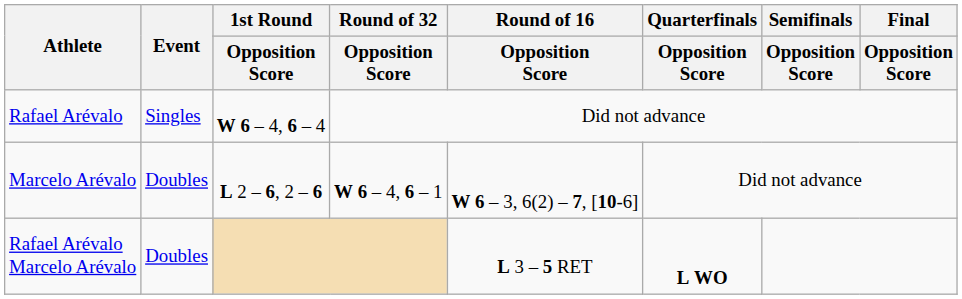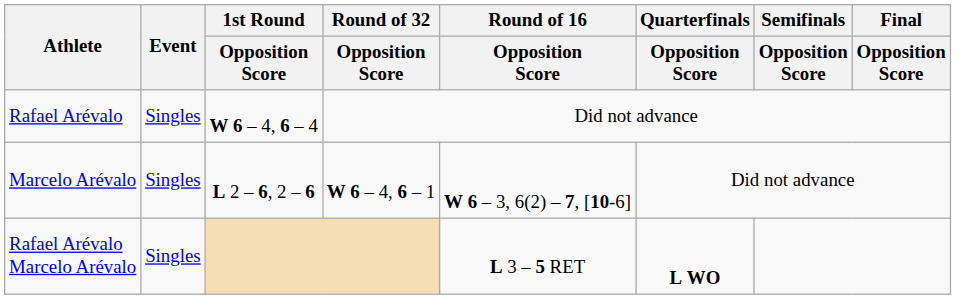(177, 180) Doubles -> (173, 180) Singles
(177, 256) Doubles -> (173, 256) Singles
